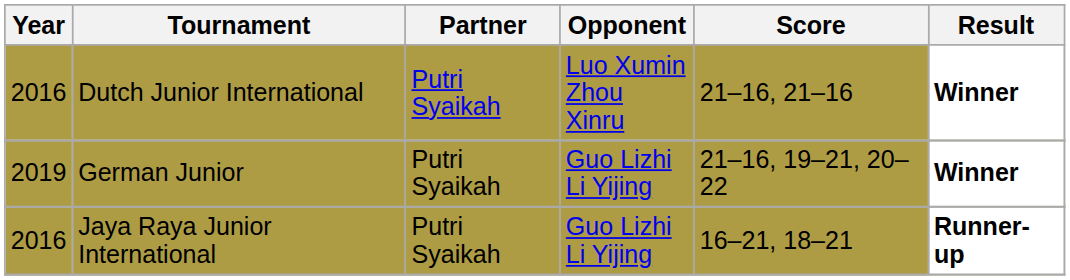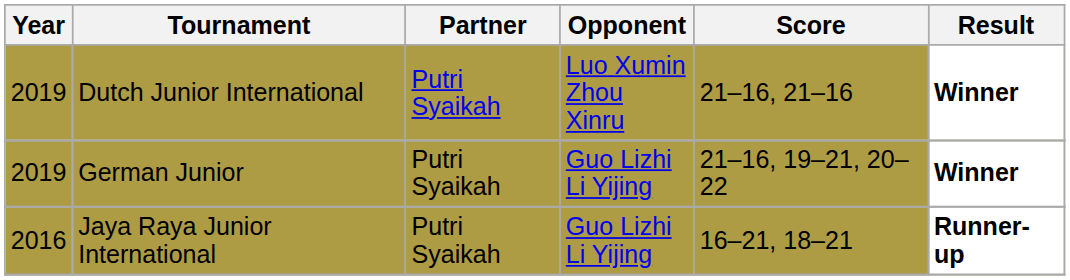(39, 92) 2016 -> (39, 92) 2019
